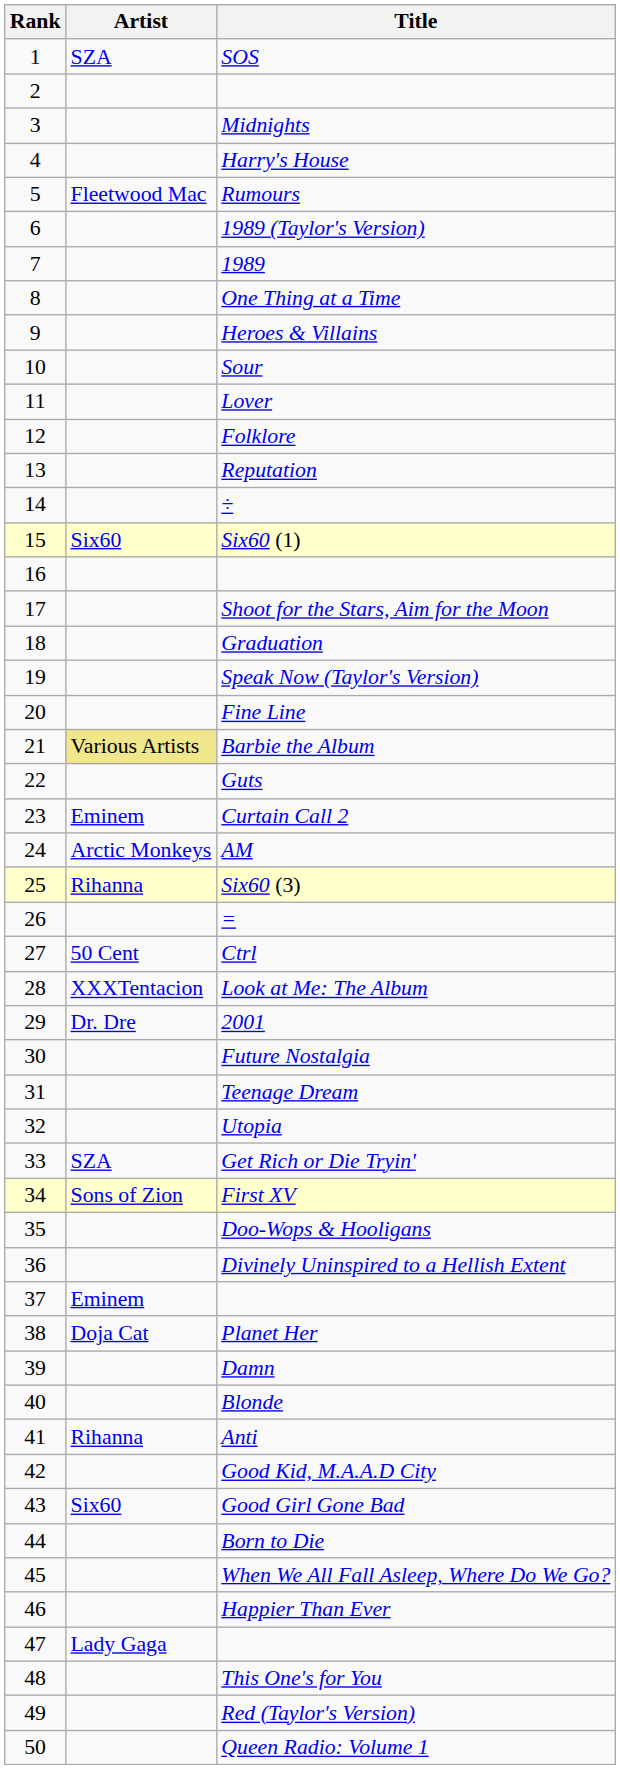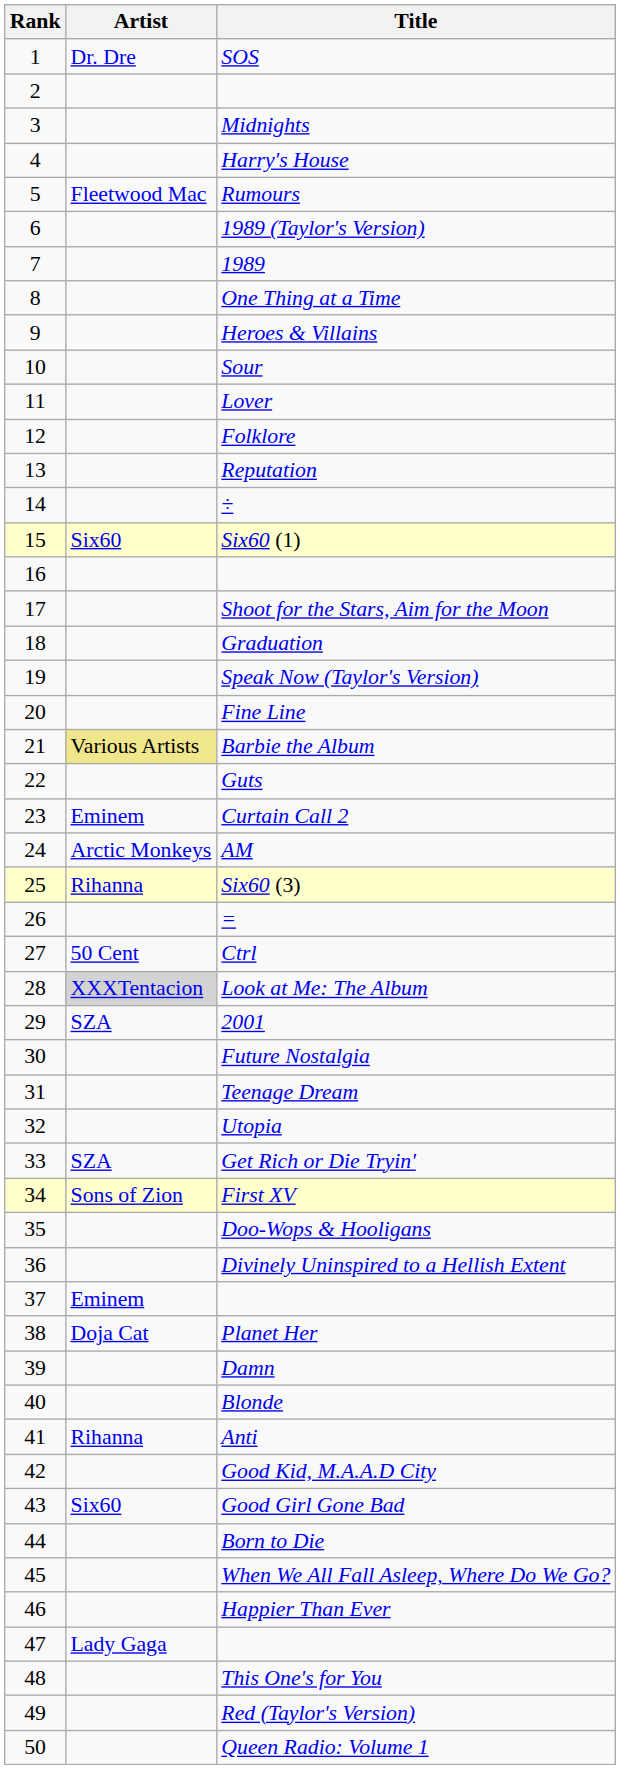(91, 56) SZA -> (103, 56) Dr. Dre
(137, 988) no background -> (137, 988) lightgrey background
(103, 1022) Dr. Dre -> (91, 1022) SZA
